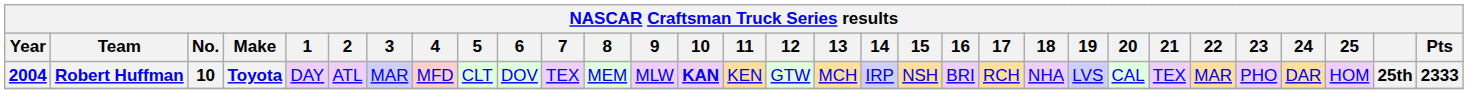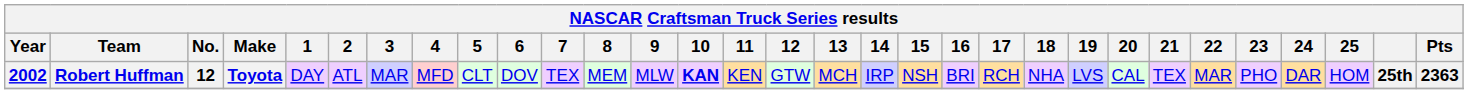(28, 75) 2004 -> (28, 75) 2002
(206, 75) 10 -> (206, 75) 12
(1440, 75) 2333 -> (1440, 75) 2363
